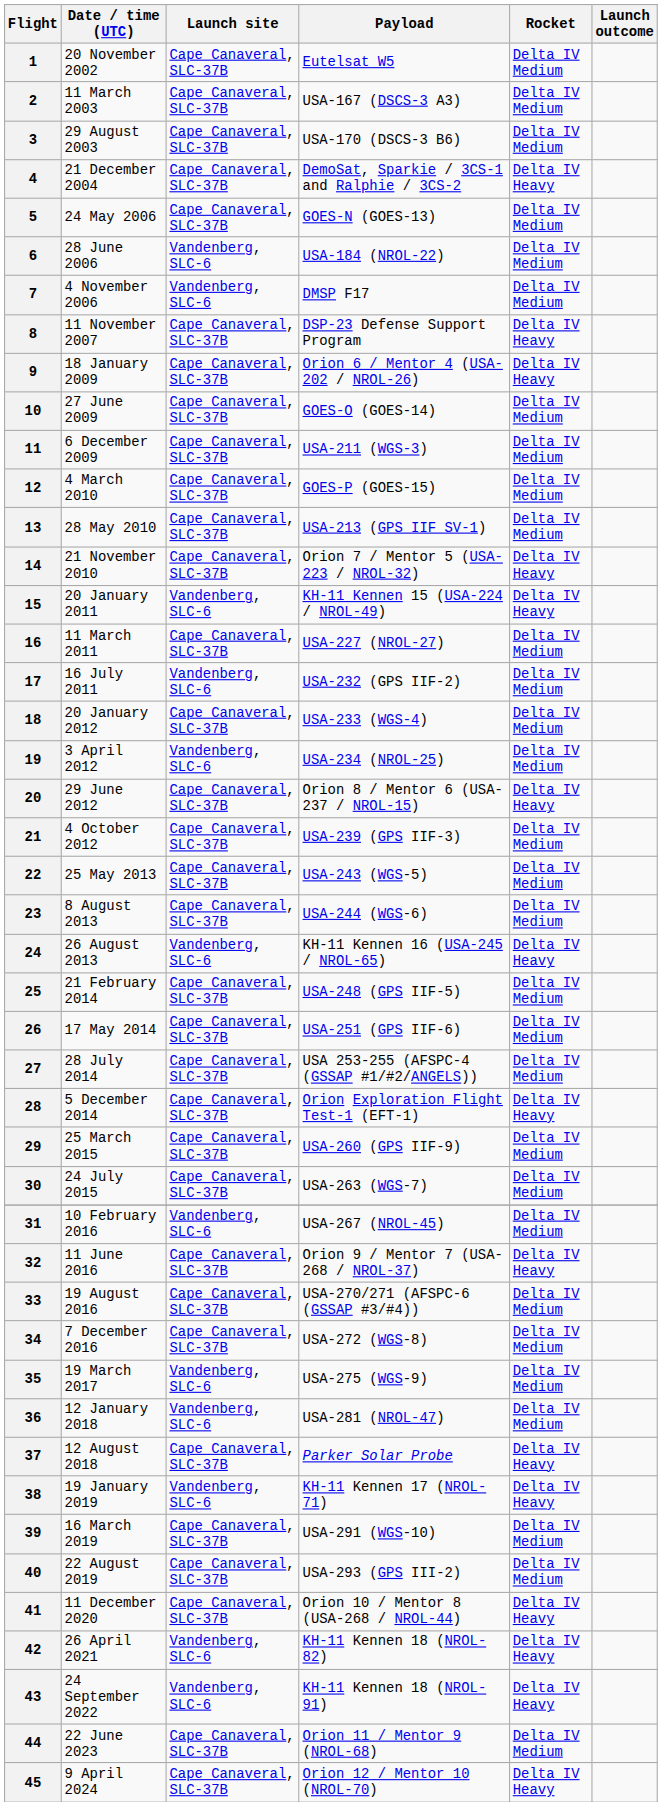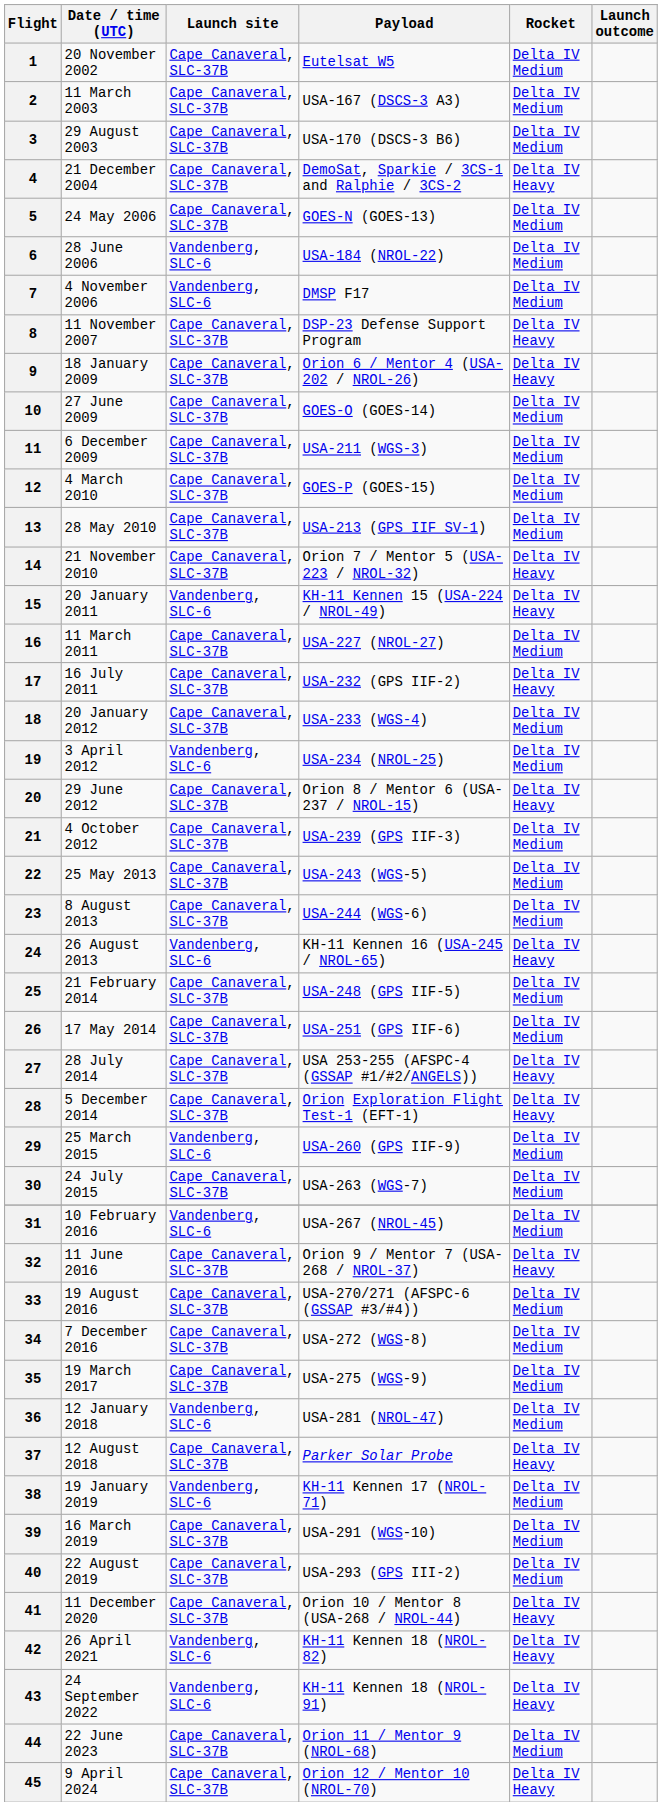(215, 682) Vandenberg, SLC-6 -> (232, 682) Cape Canaveral, SLC-37B
(546, 682) Delta IV Medium -> (546, 682) Delta IV Heavy
(546, 1069) Delta IV Medium -> (546, 1069) Delta IV Heavy
(232, 1147) Cape Canaveral, SLC-37B -> (215, 1147) Vandenberg, SLC-6
(215, 1379) Vandenberg, SLC-6 -> (232, 1379) Cape Canaveral, SLC-37B
(546, 1495) Delta IV Heavy -> (546, 1495) Delta IV Medium
